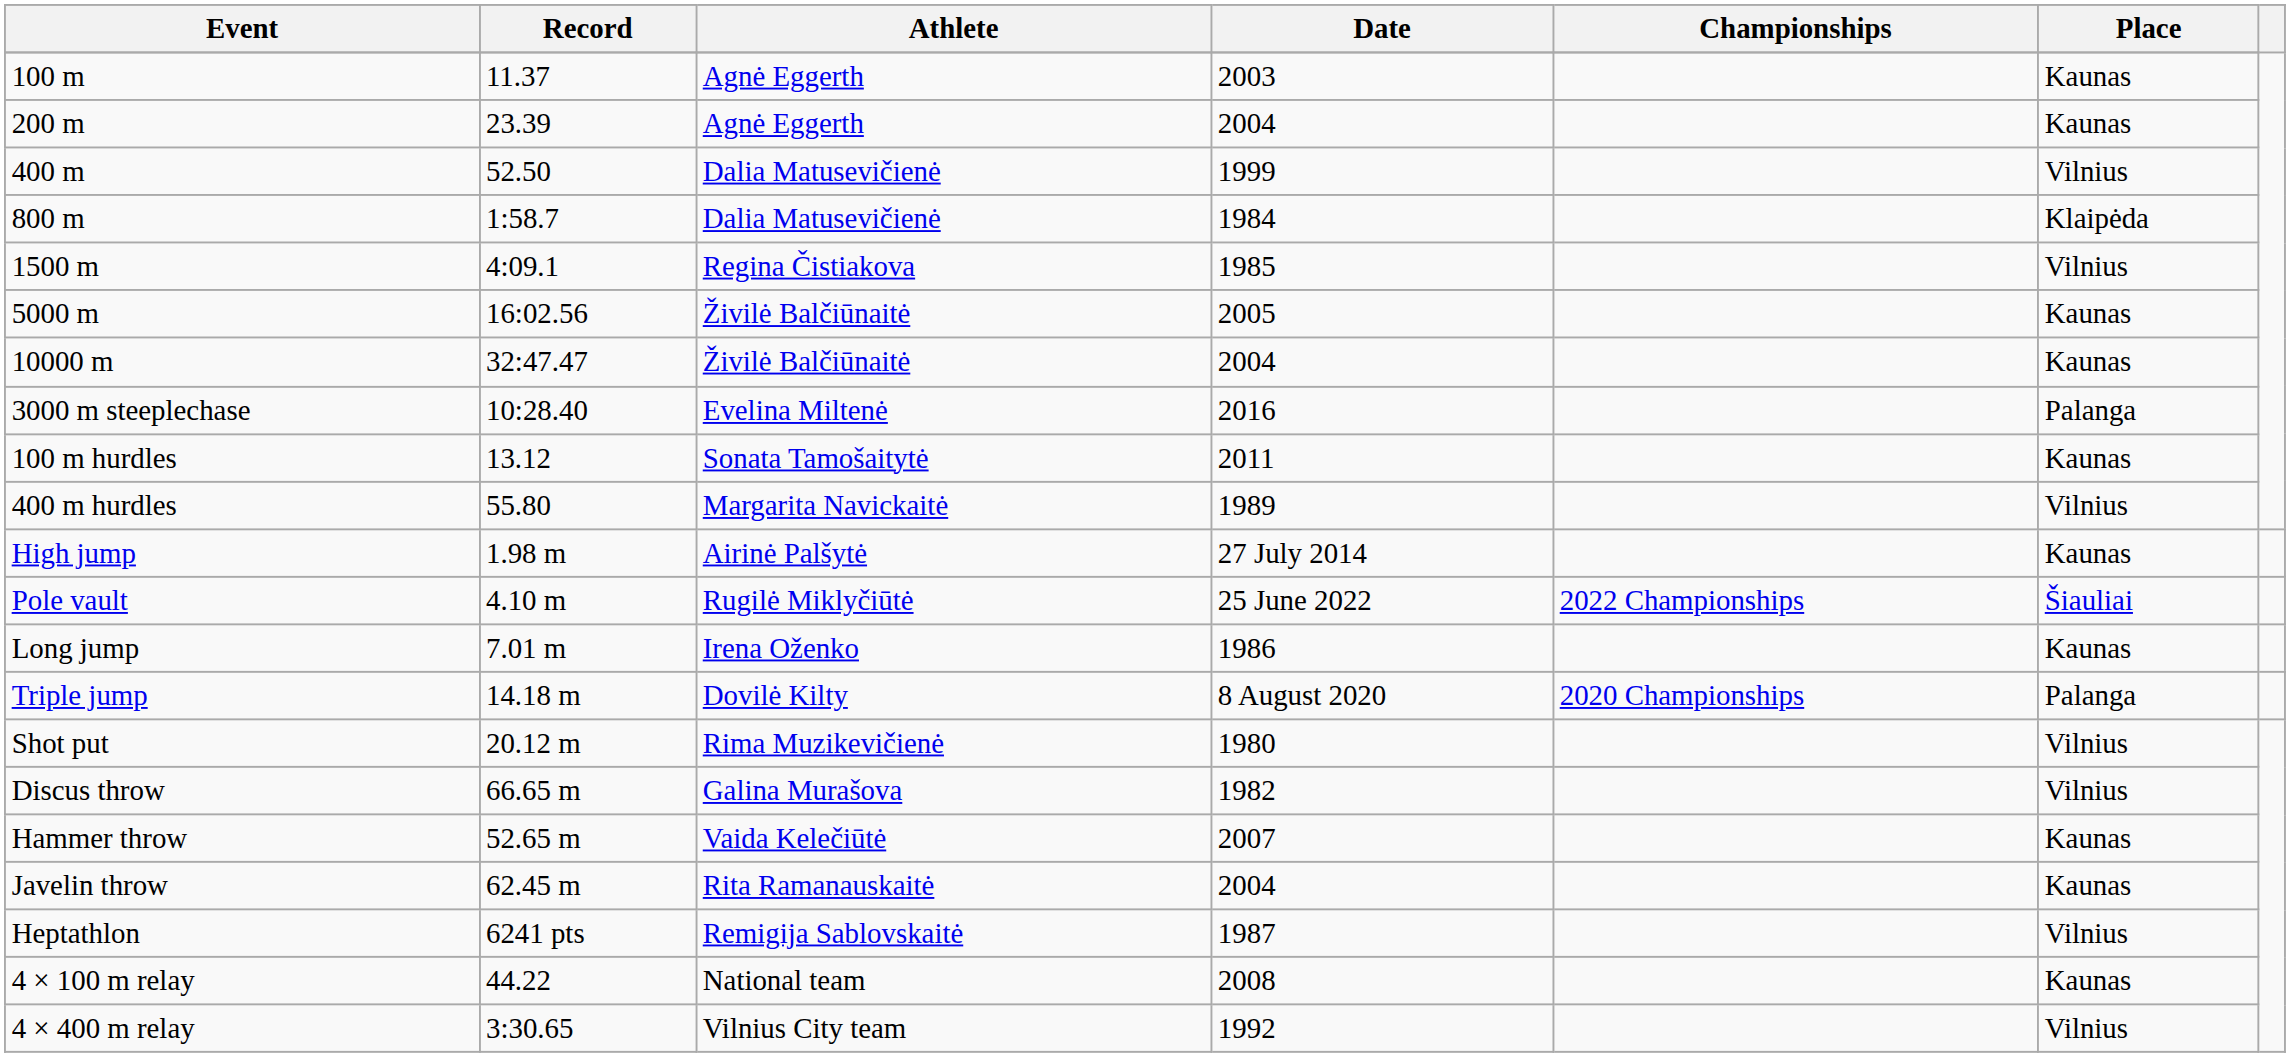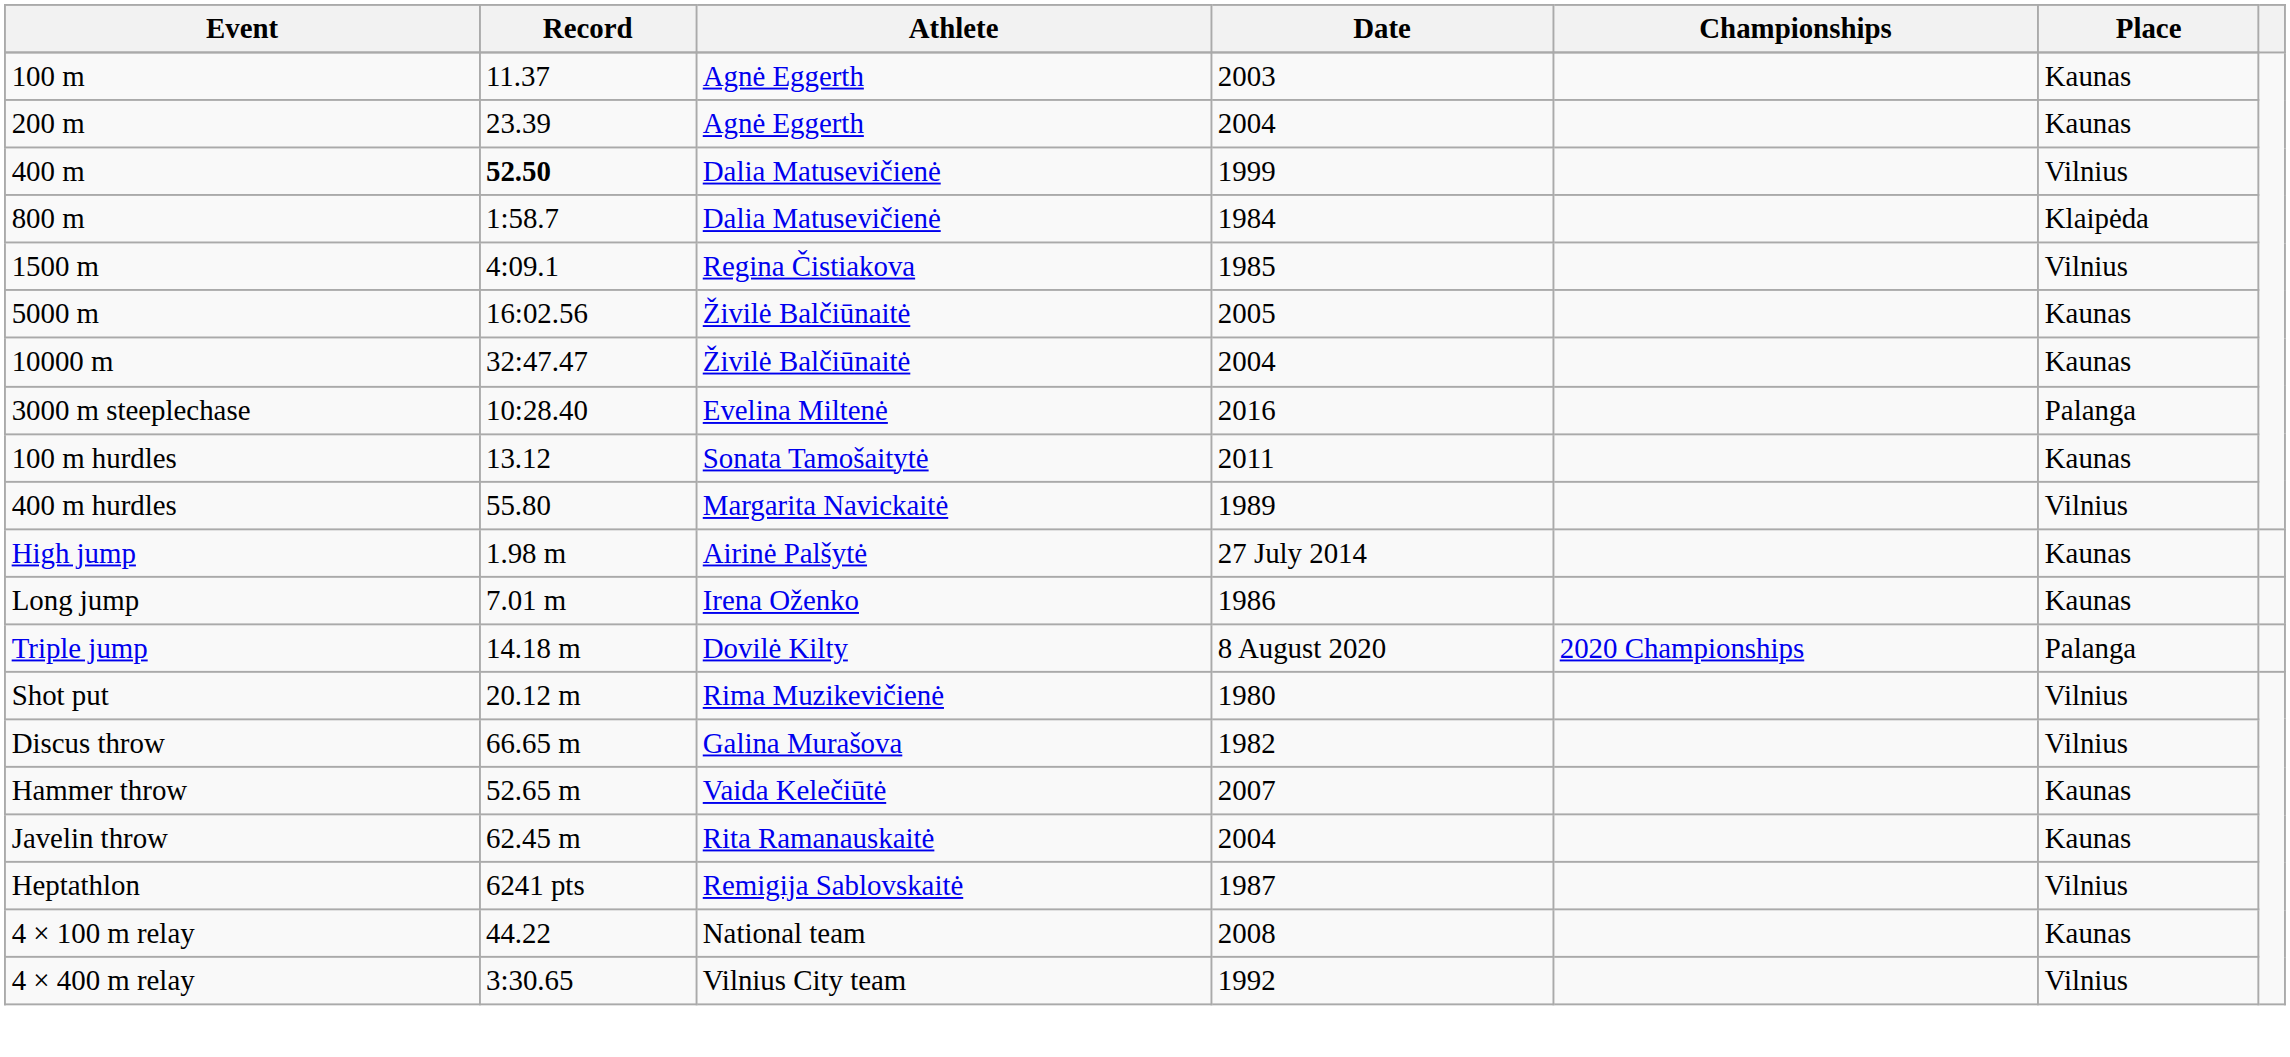(518, 171) normal -> (518, 171) bold
- row: (70, 599)
